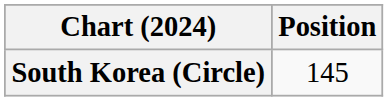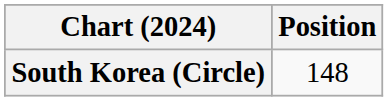(327, 72) 145 -> (327, 72) 148
